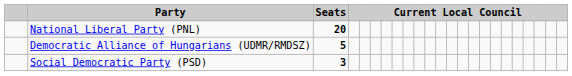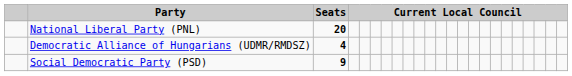(343, 46) 5 -> (343, 46) 4
(343, 62) 3 -> (343, 62) 9
